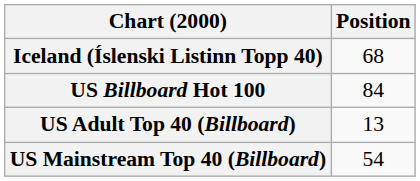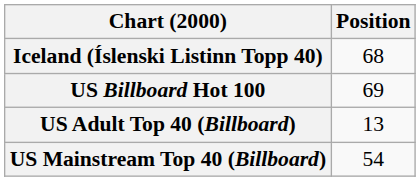(373, 90) 84 -> (373, 90) 69
